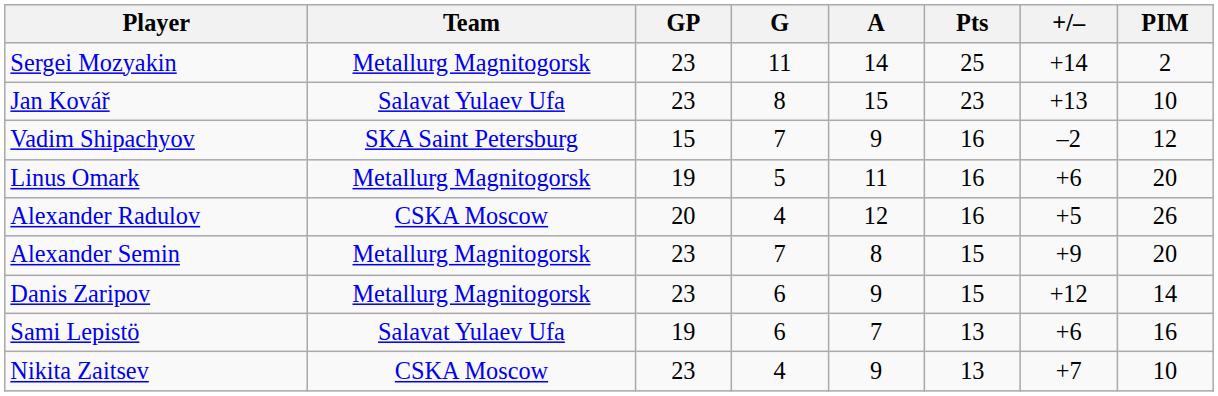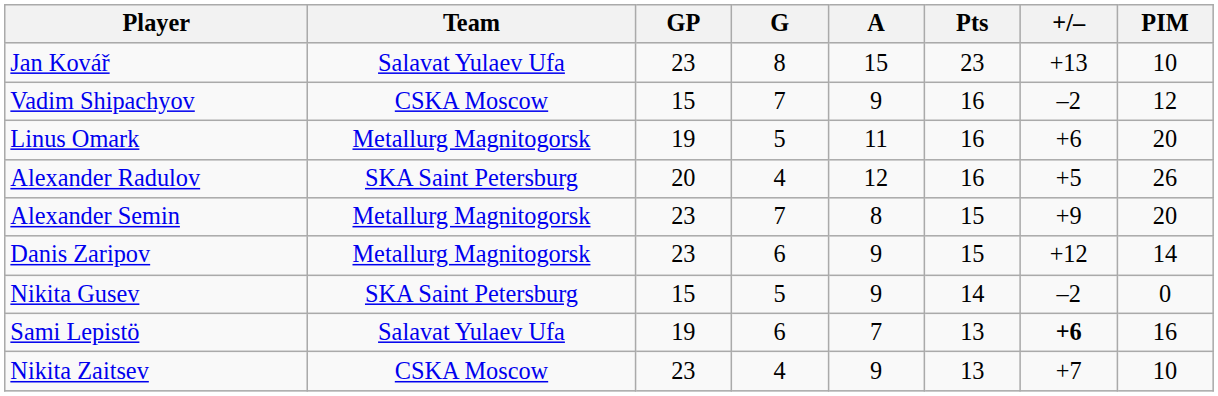- row: (94, 62)
(471, 139) SKA Saint Petersburg -> (471, 100) CSKA Moscow
(471, 216) CSKA Moscow -> (471, 178) SKA Saint Petersburg
+ row: (75, 293)
(1069, 332) normal -> (1069, 332) bold
